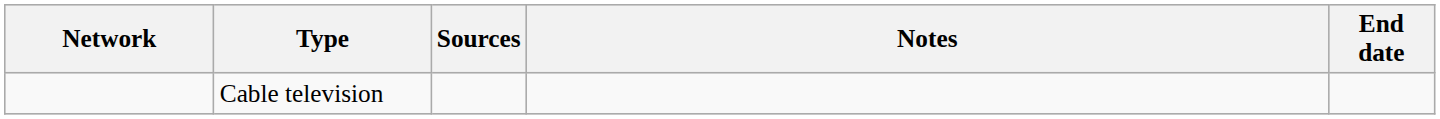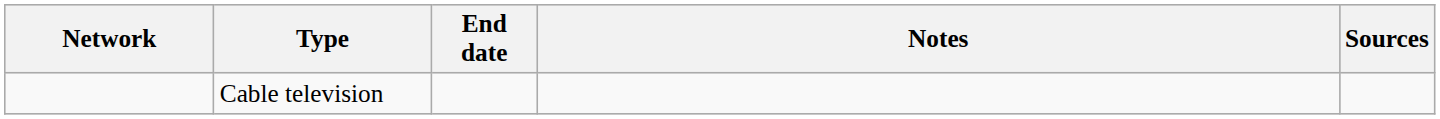columns swapped: (1381, 38) <-> (479, 38)
